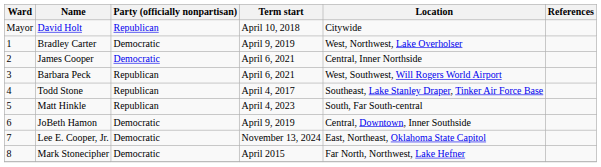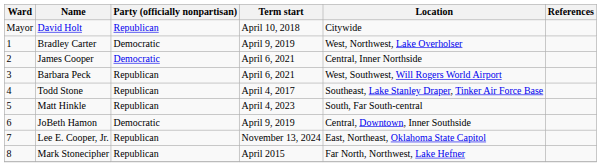(137, 138) Democratic -> (136, 138) Republican
(137, 153) Democratic -> (136, 153) Republican
